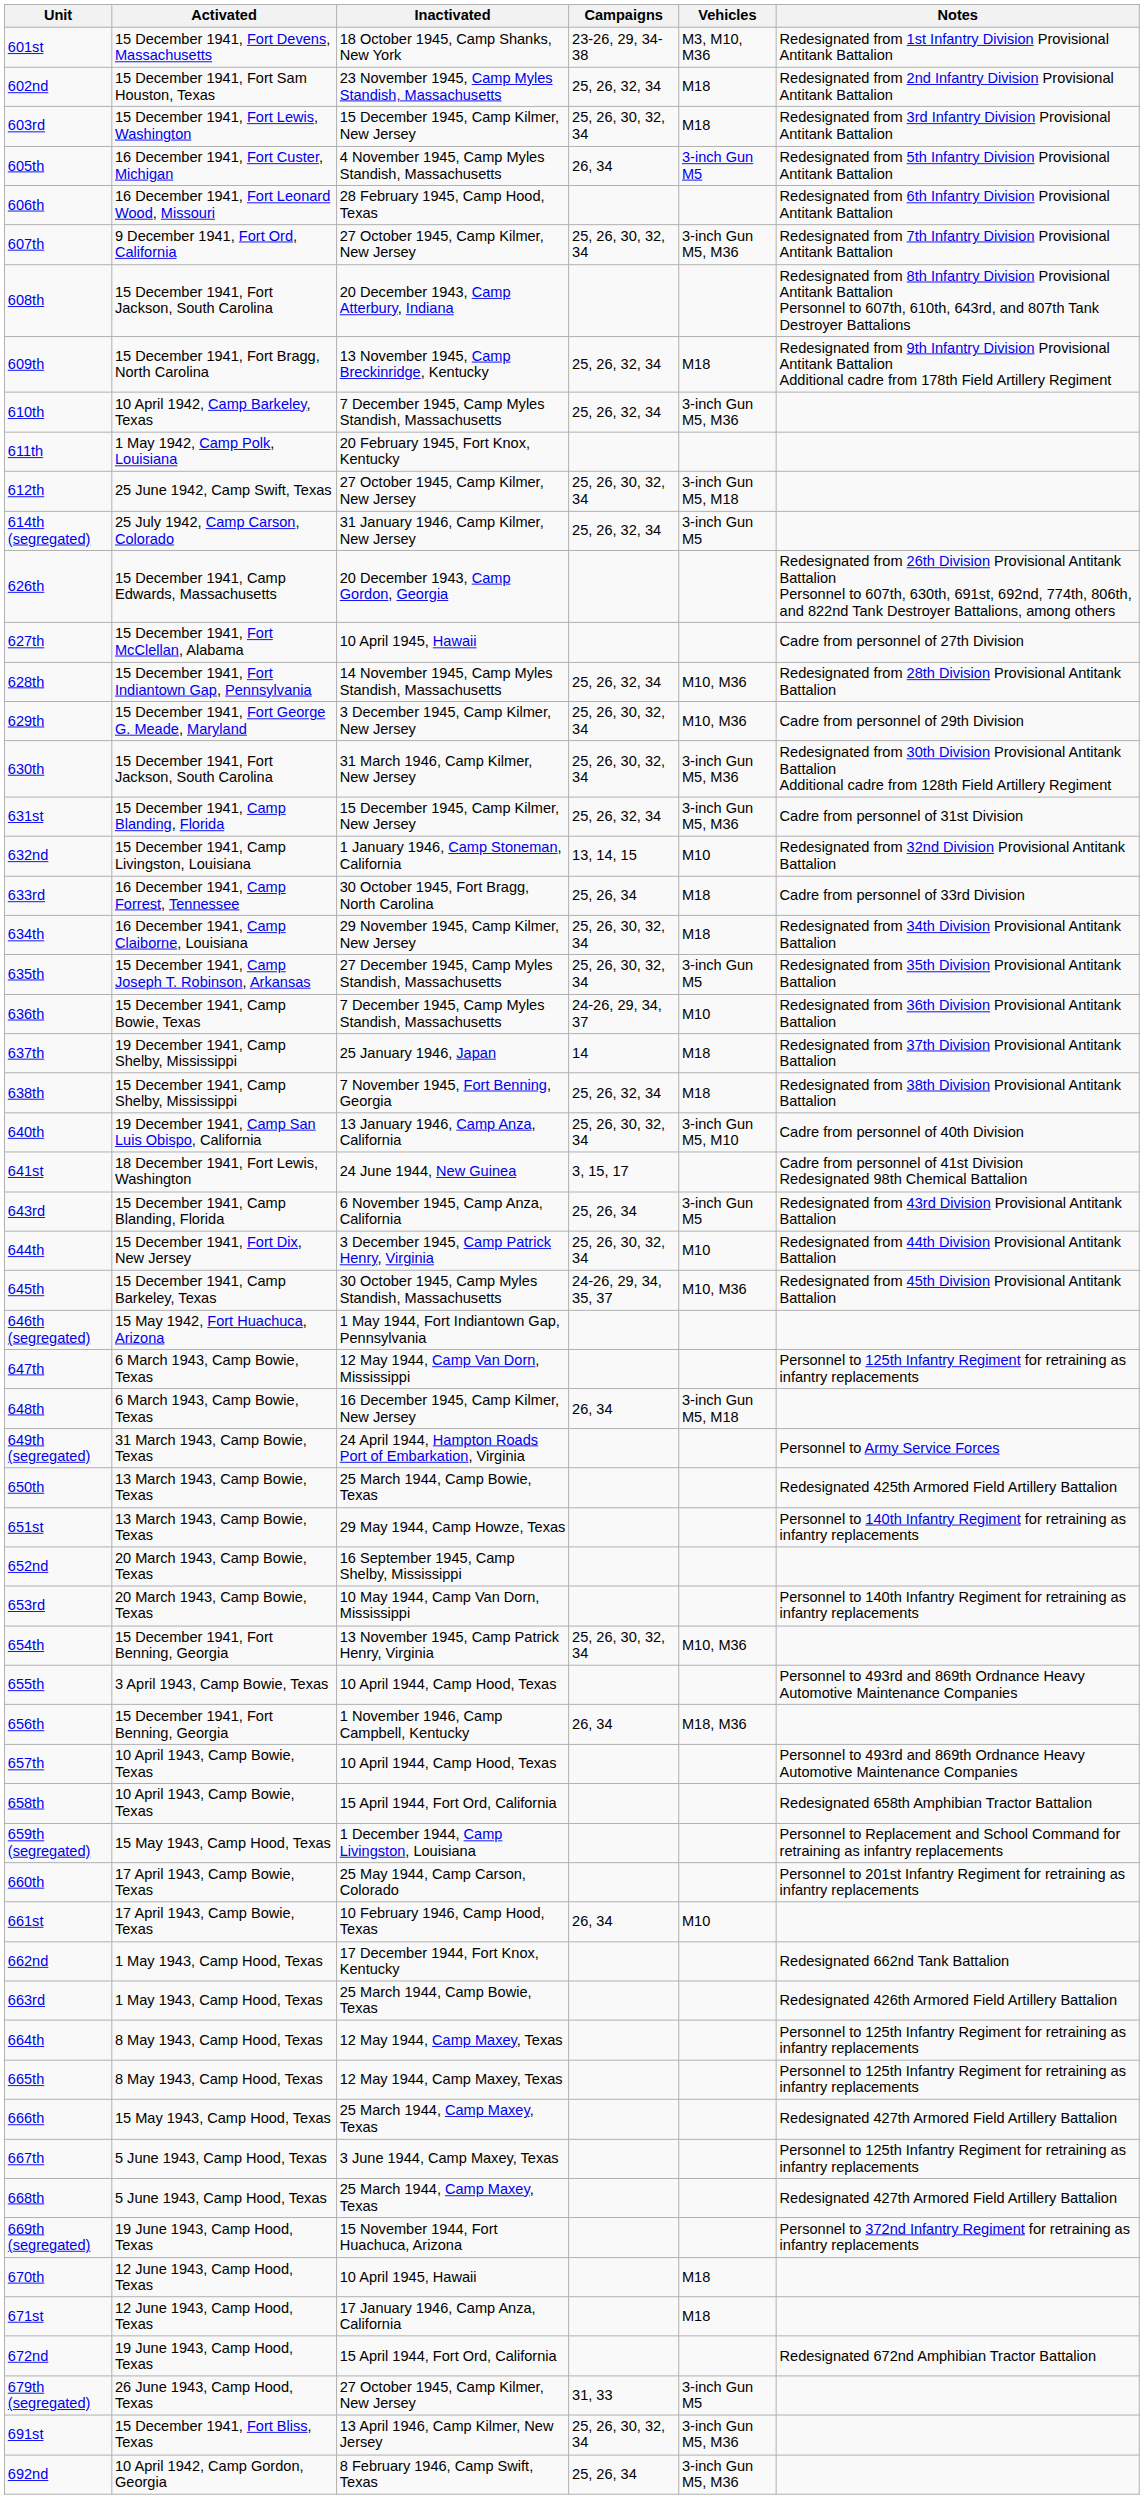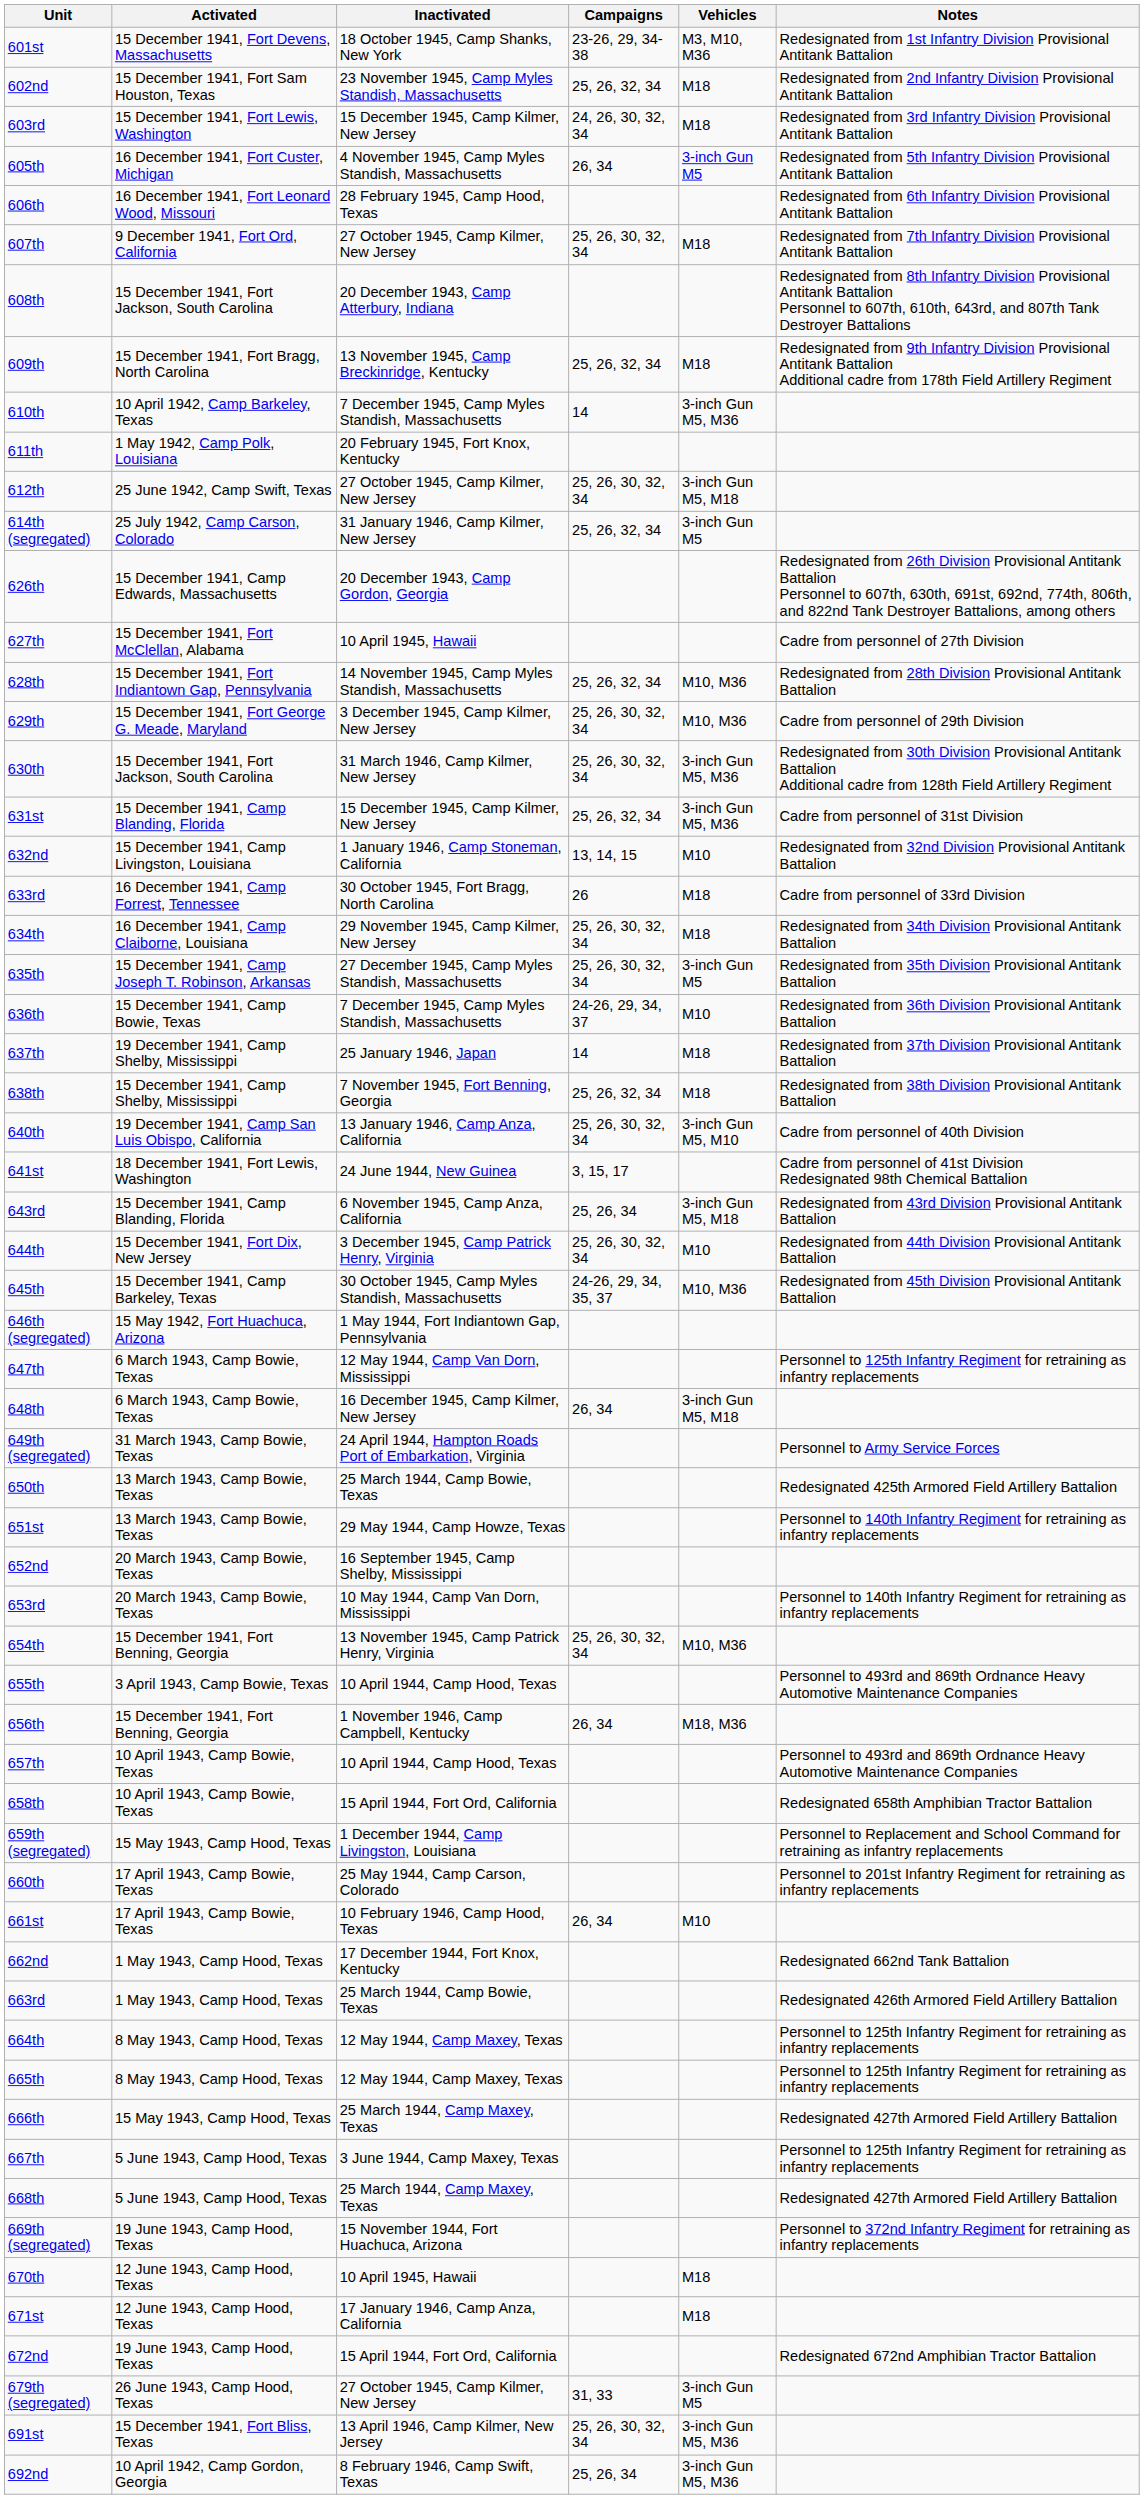(619, 126) 25, 26, 30, 32, 34 -> (619, 126) 24, 26, 30, 32, 34
(718, 244) 3-inch Gun M5, M36 -> (696, 244) M18
(617, 412) 25, 26, 32, 34 -> (580, 412) 14
(604, 895) 25, 26, 34 -> (580, 895) 26
(718, 1211) 3-inch Gun M5 -> (718, 1211) 3-inch Gun M5, M18
